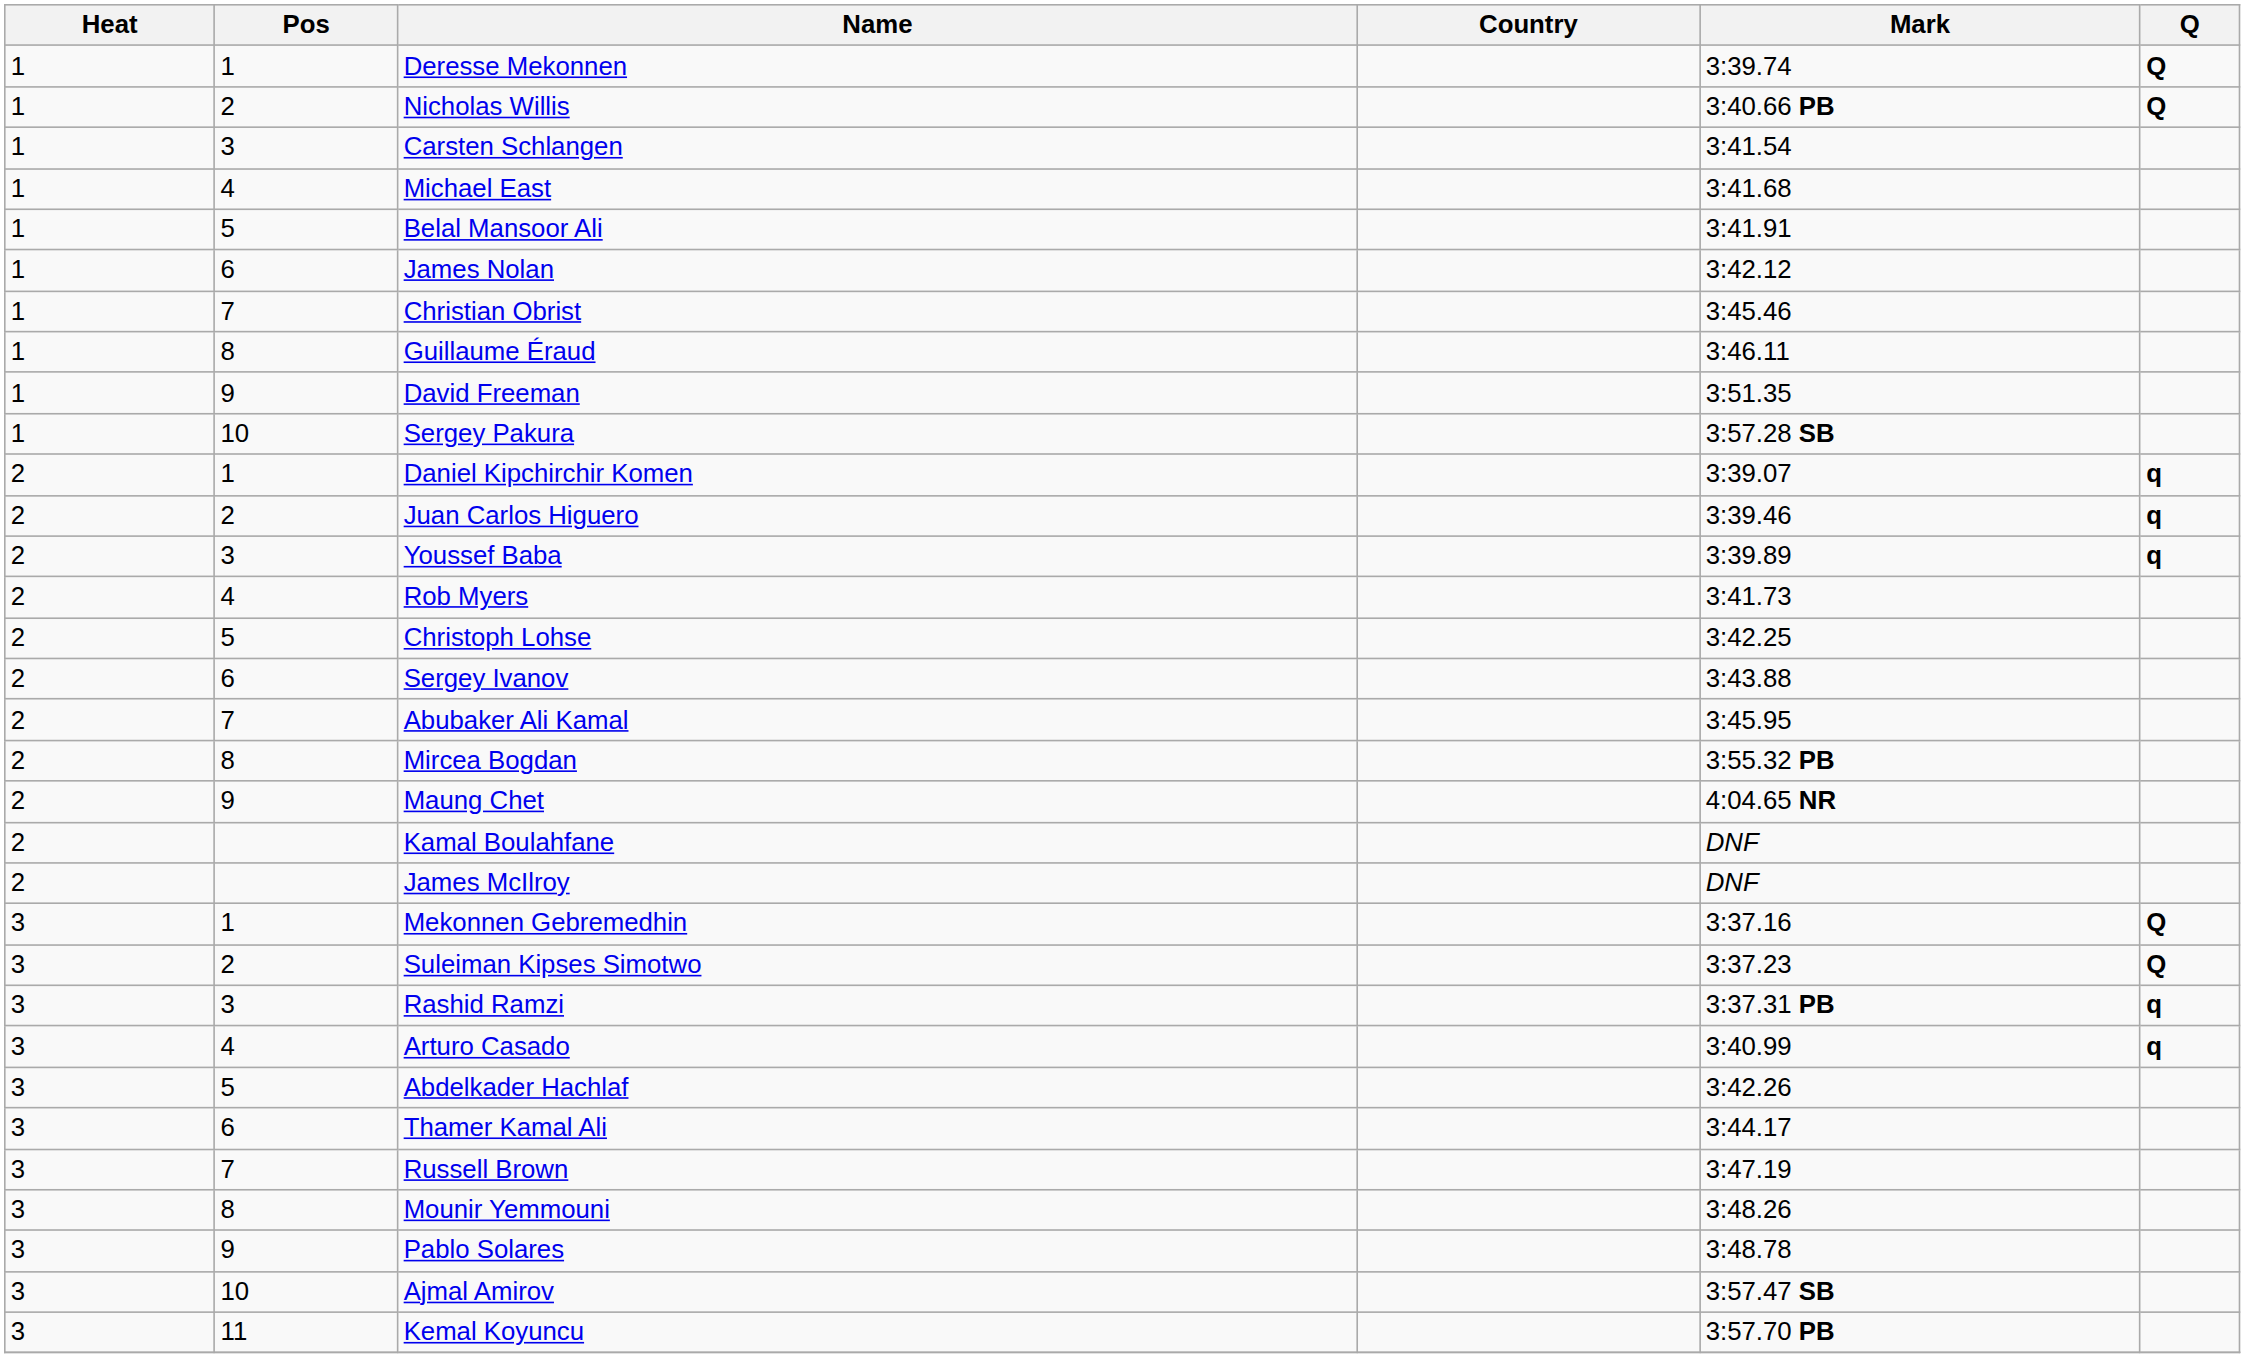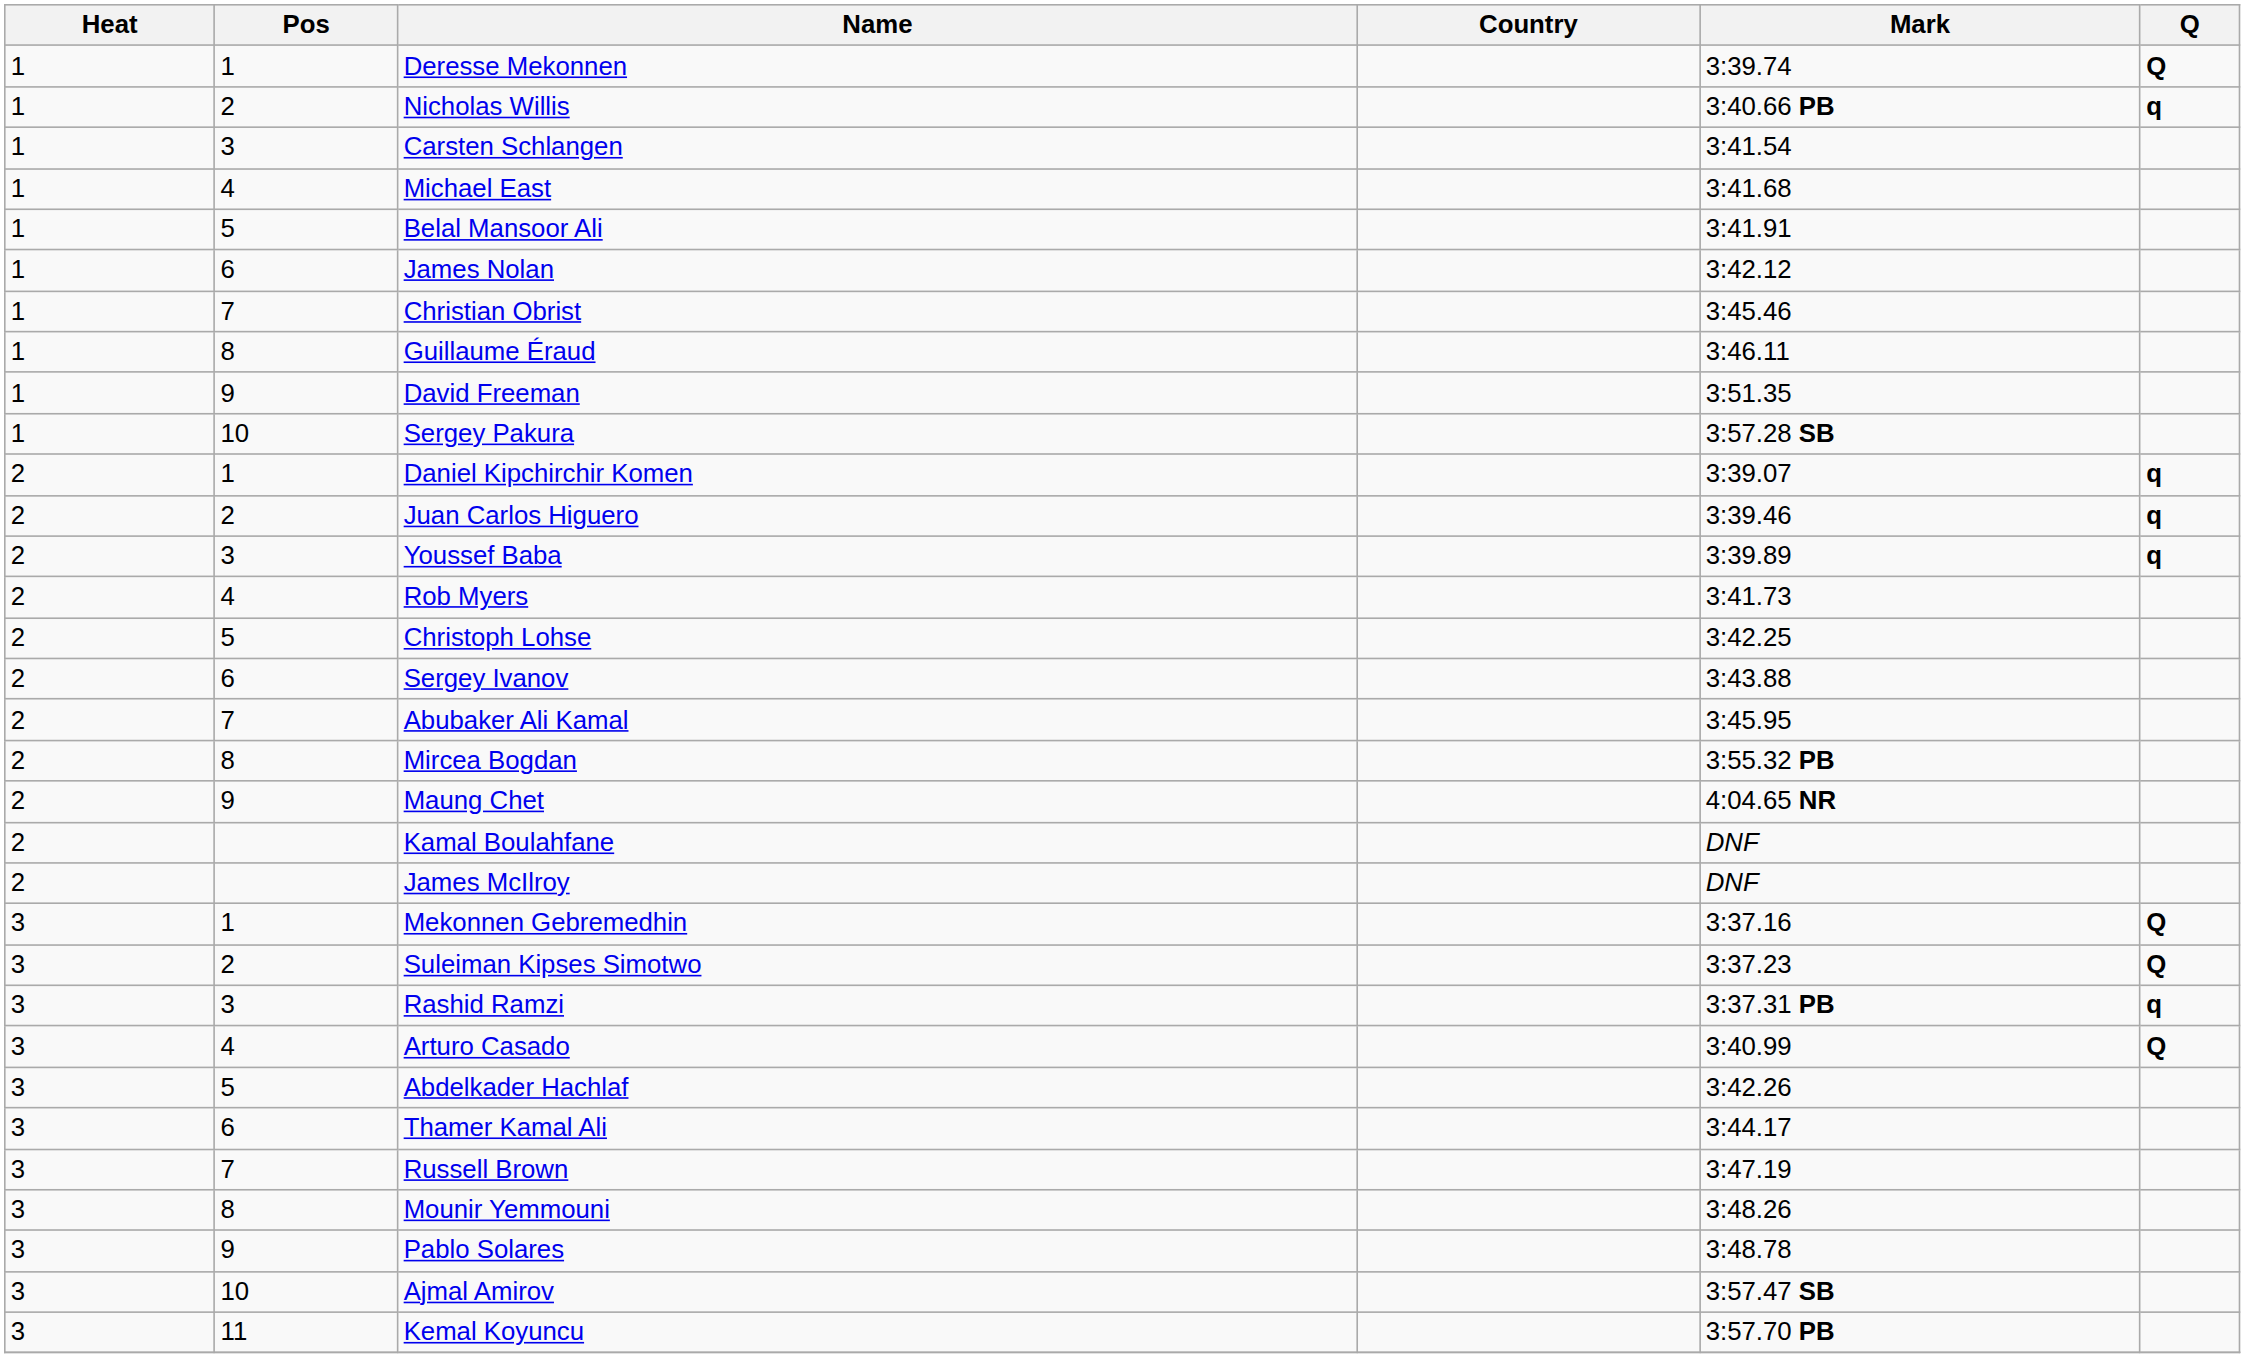(2156, 106) Q -> (2154, 106) q
(2154, 1046) q -> (2156, 1046) Q
